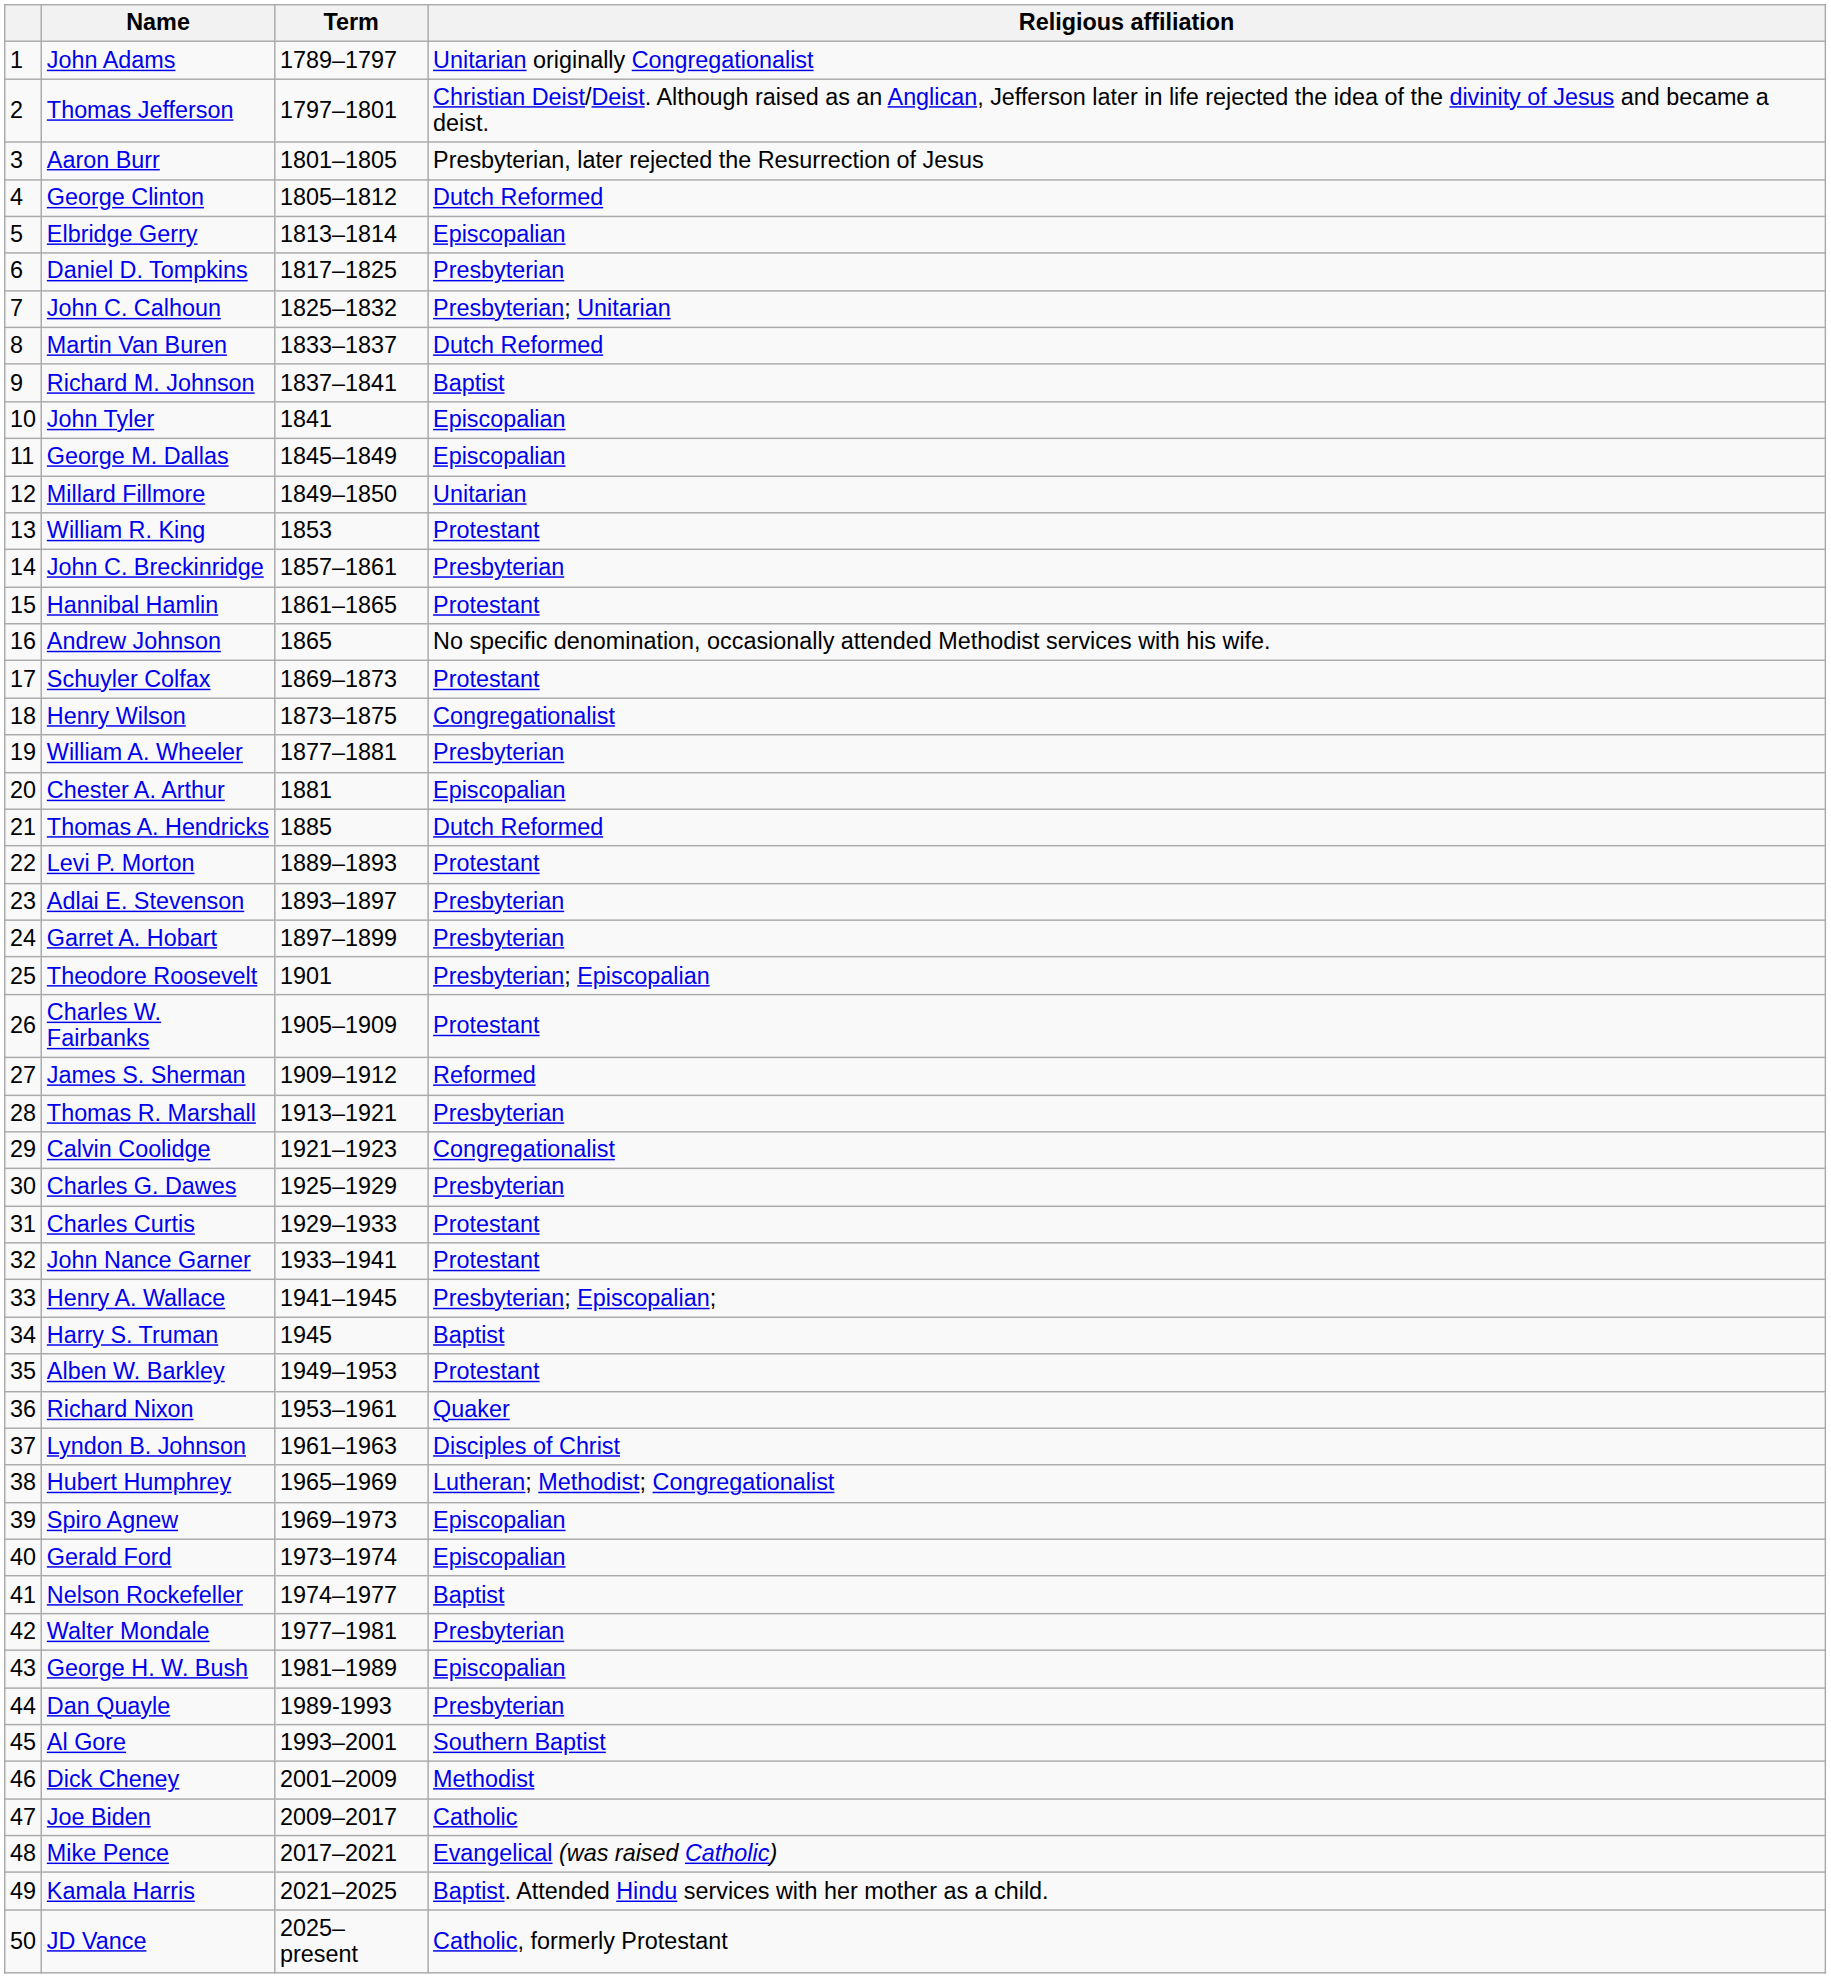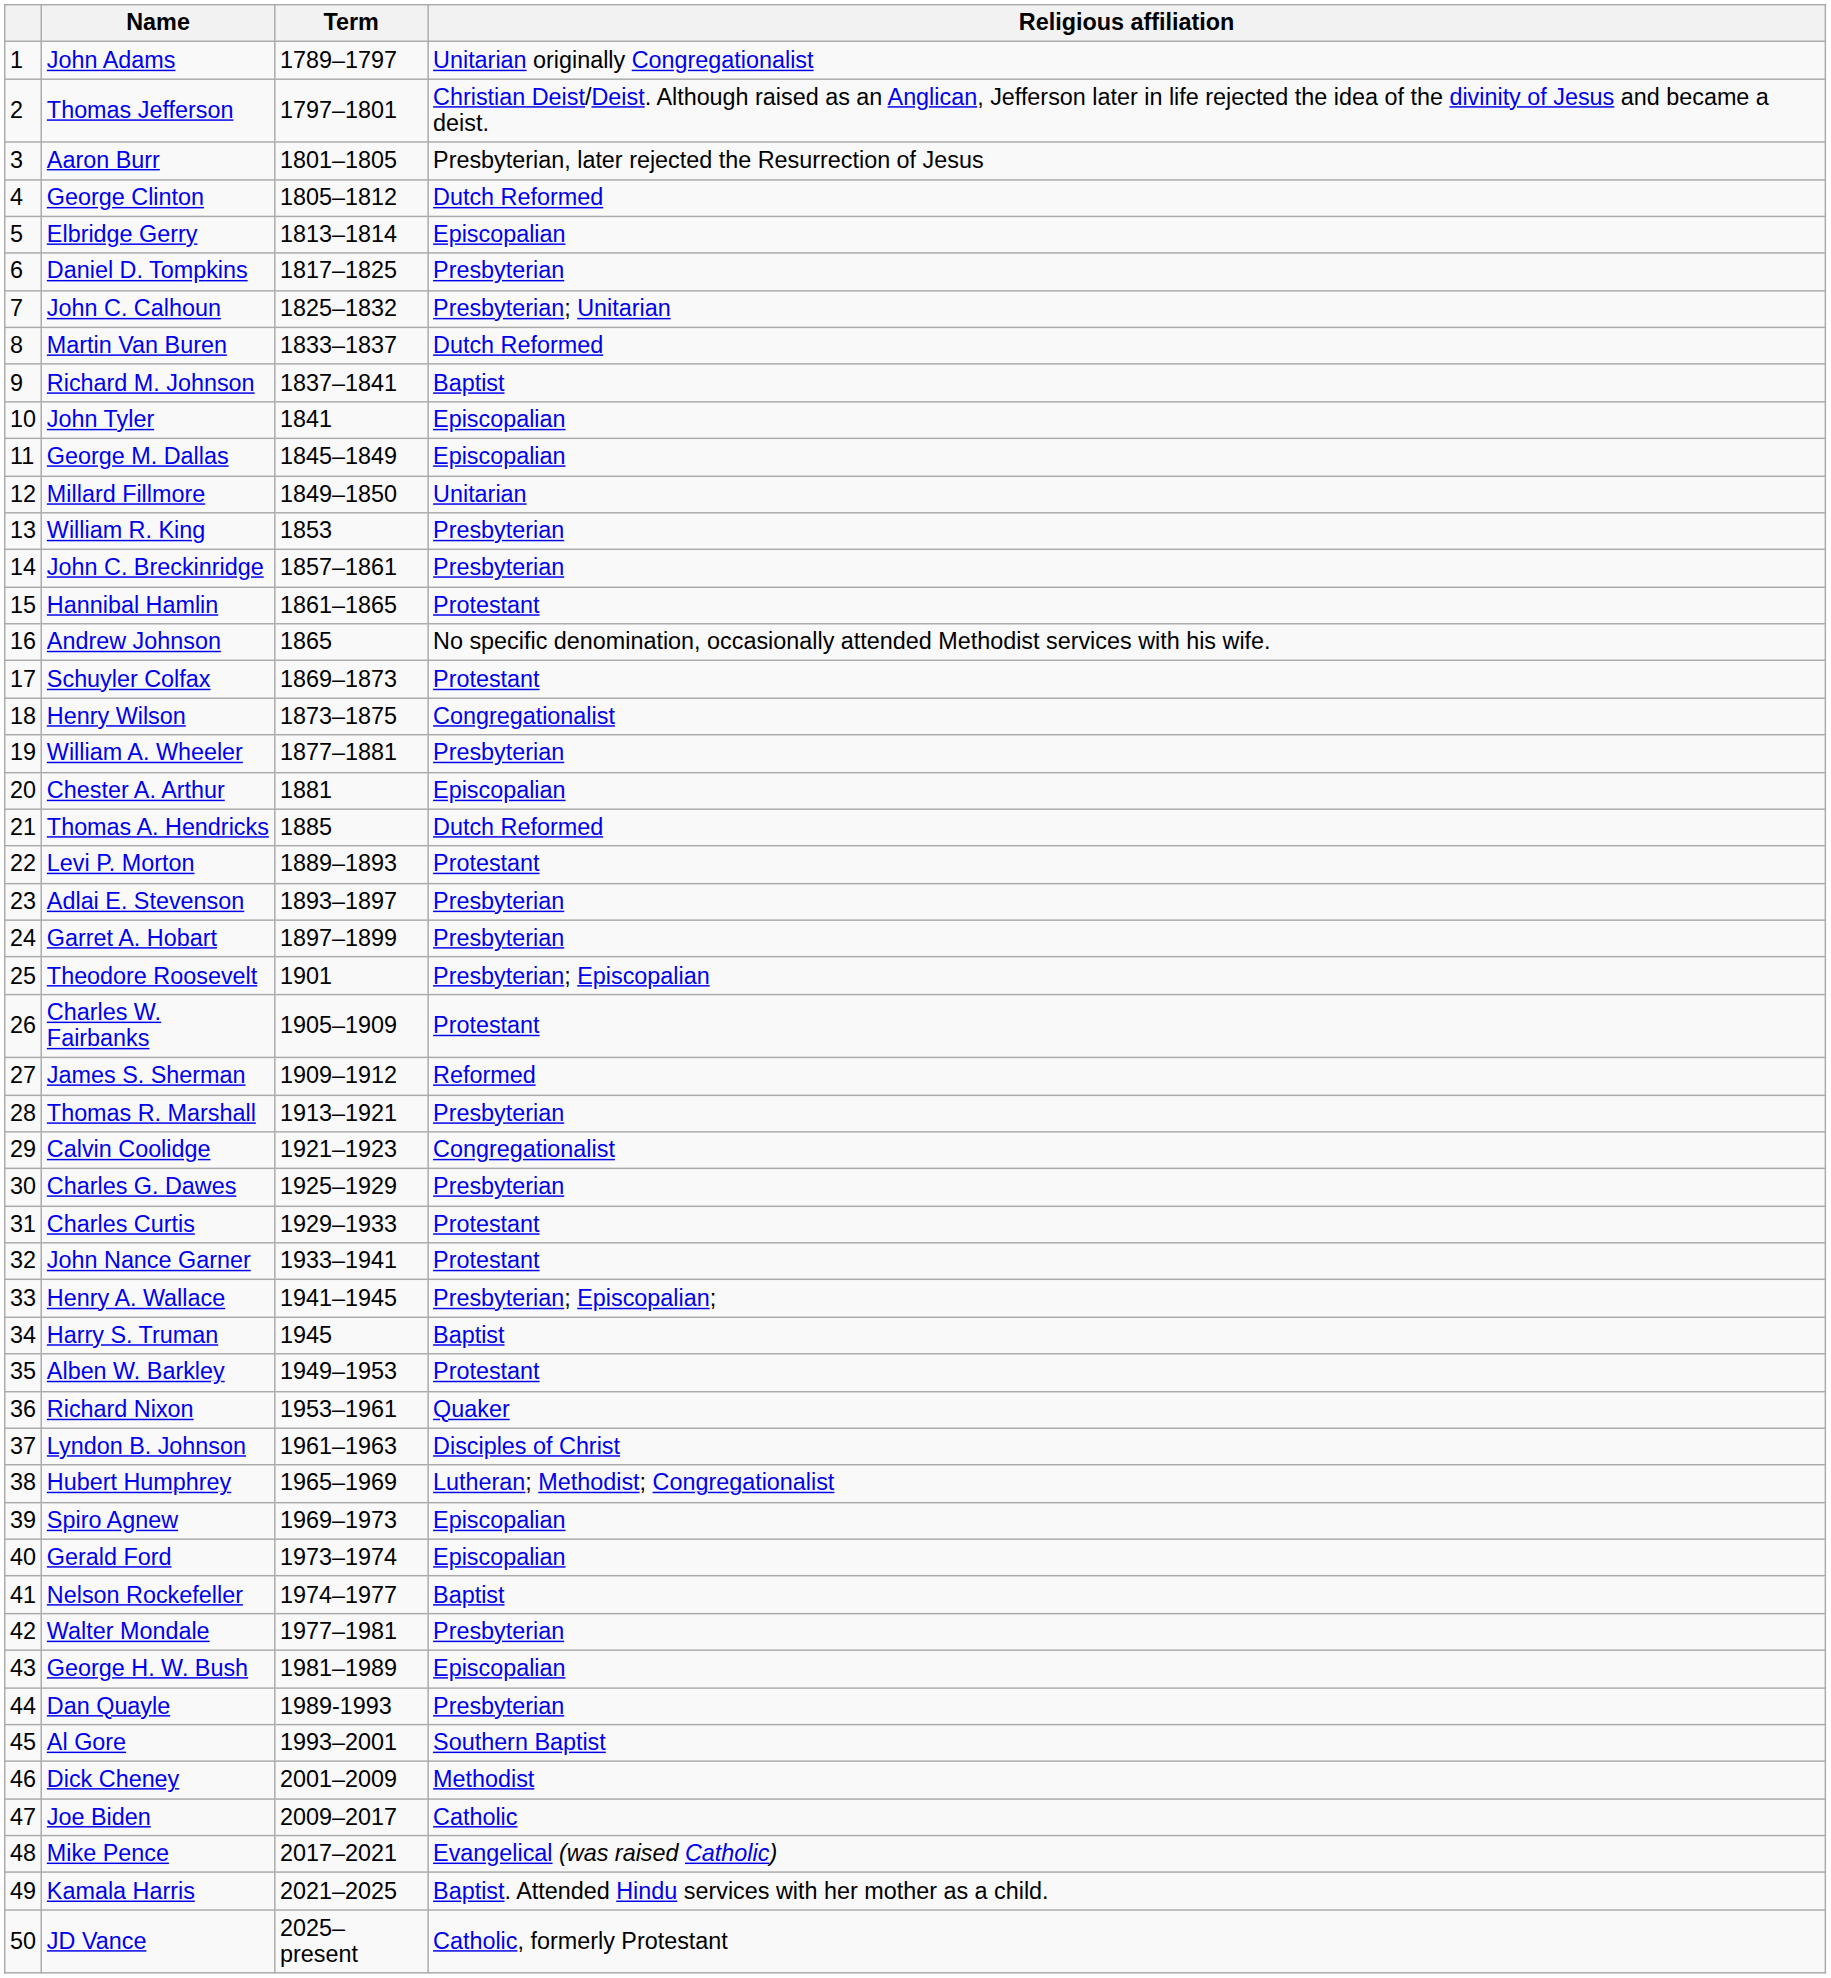(486, 530) Protestant -> (499, 530) Presbyterian
